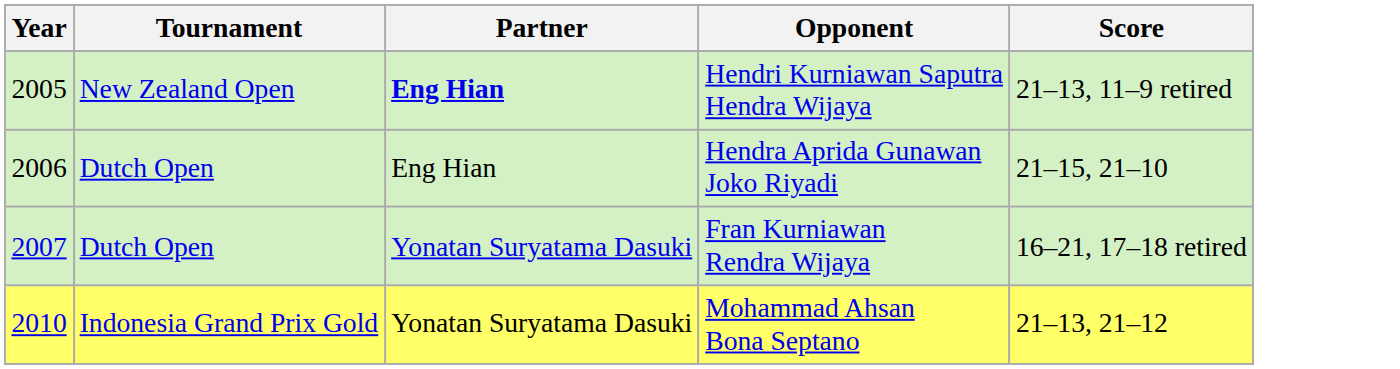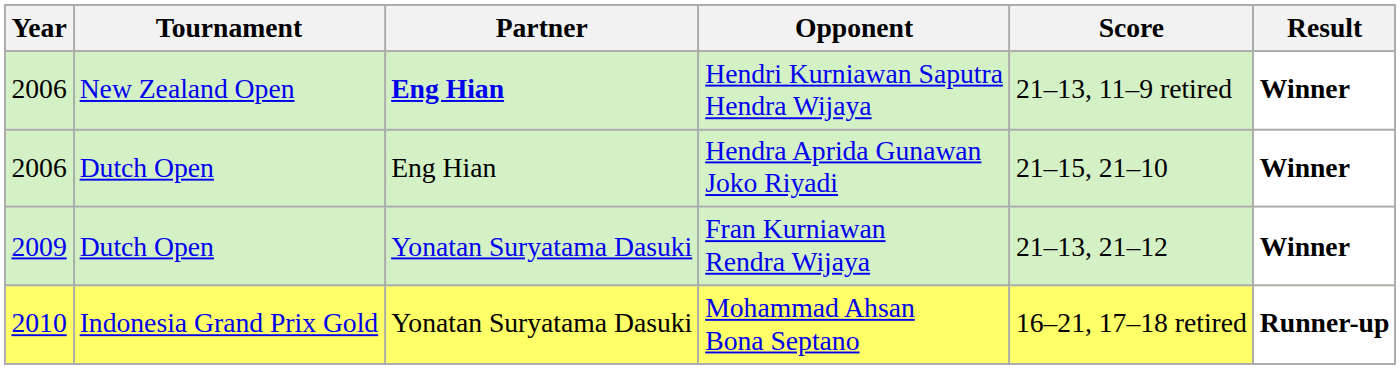+ column: (1325, 27)
(39, 89) 2005 -> (39, 89) 2006
(39, 246) 2007 -> (39, 246) 2009
(1131, 246) 16–21, 17–18 retired -> (1092, 246) 21–13, 21–12
(1092, 324) 21–13, 21–12 -> (1131, 324) 16–21, 17–18 retired
